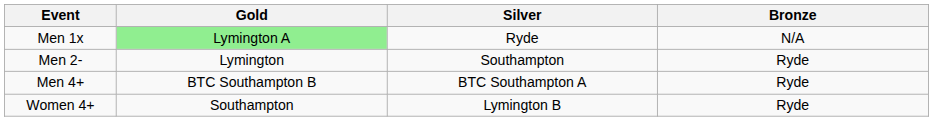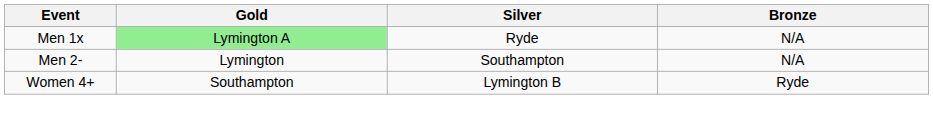(793, 60) Ryde -> (793, 60) N/A
- row: (60, 82)
